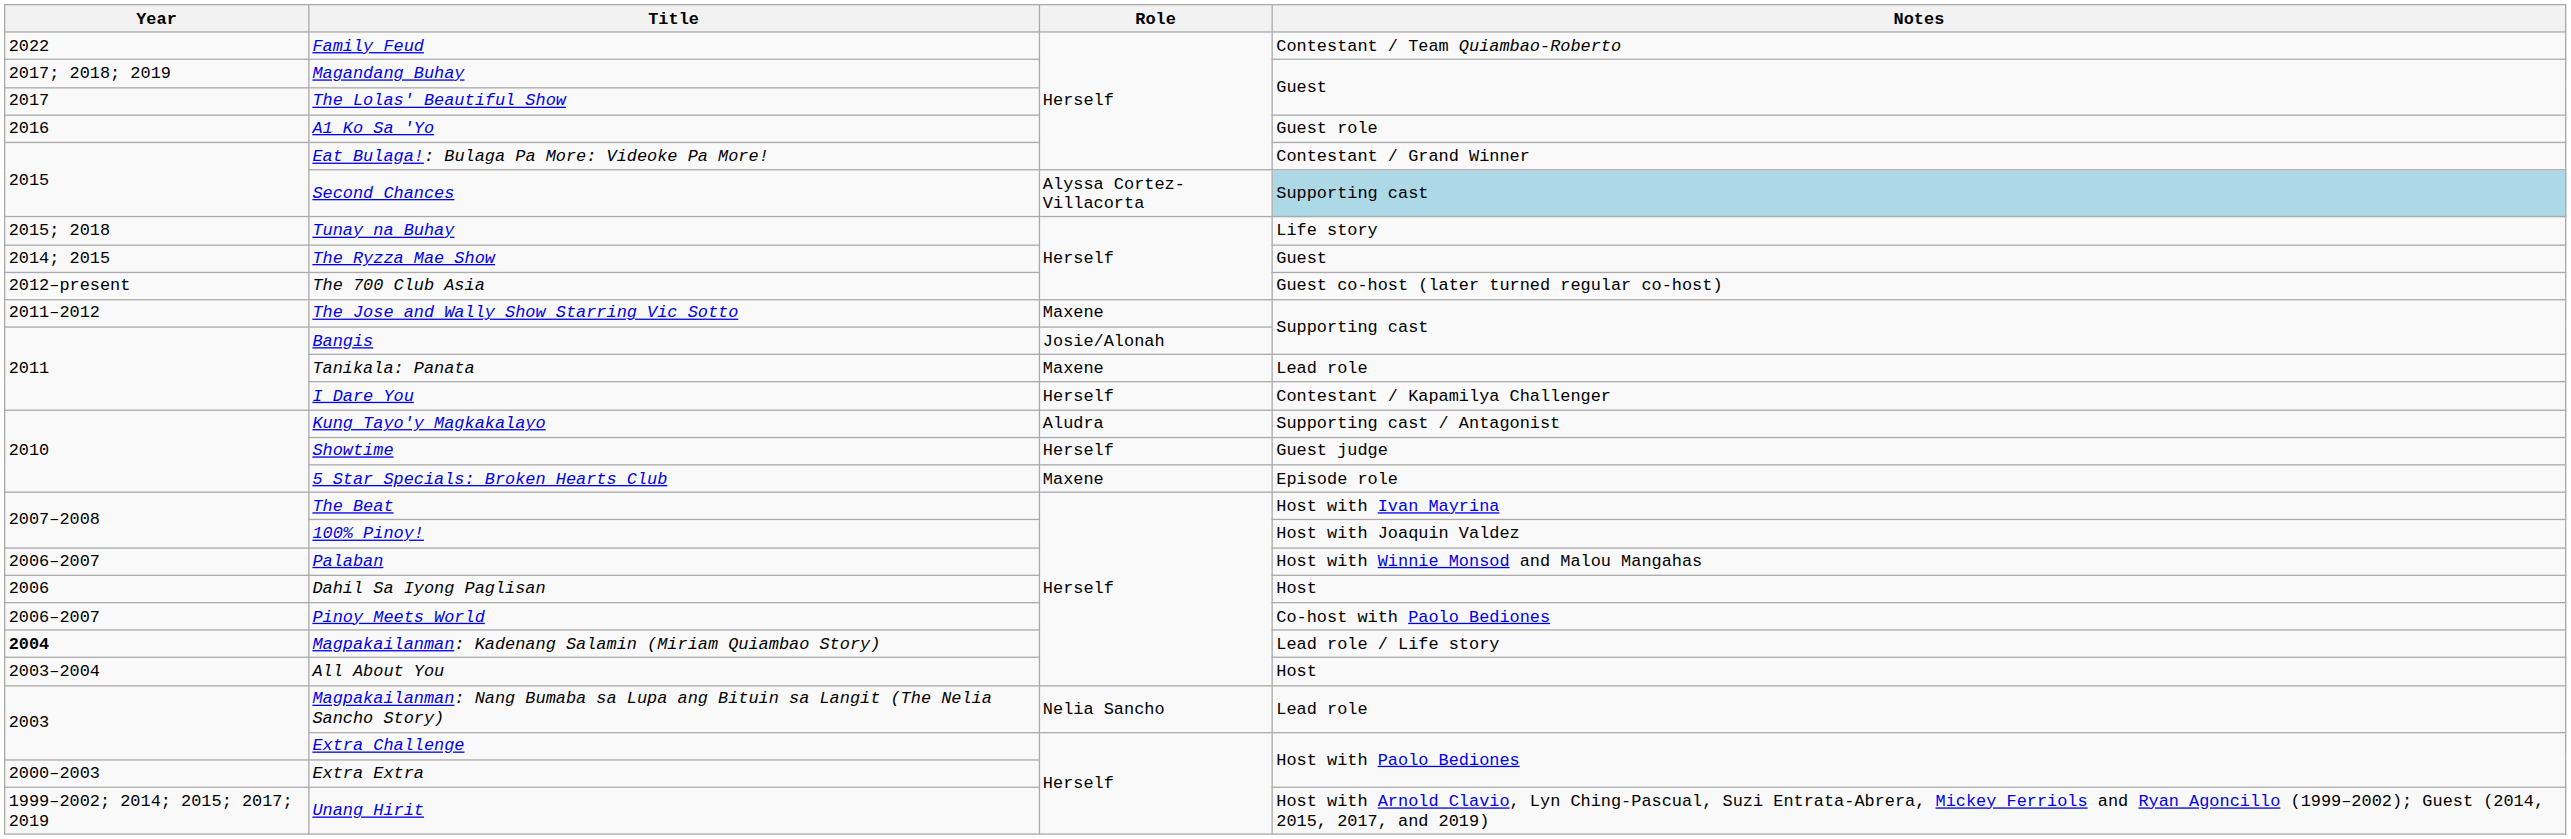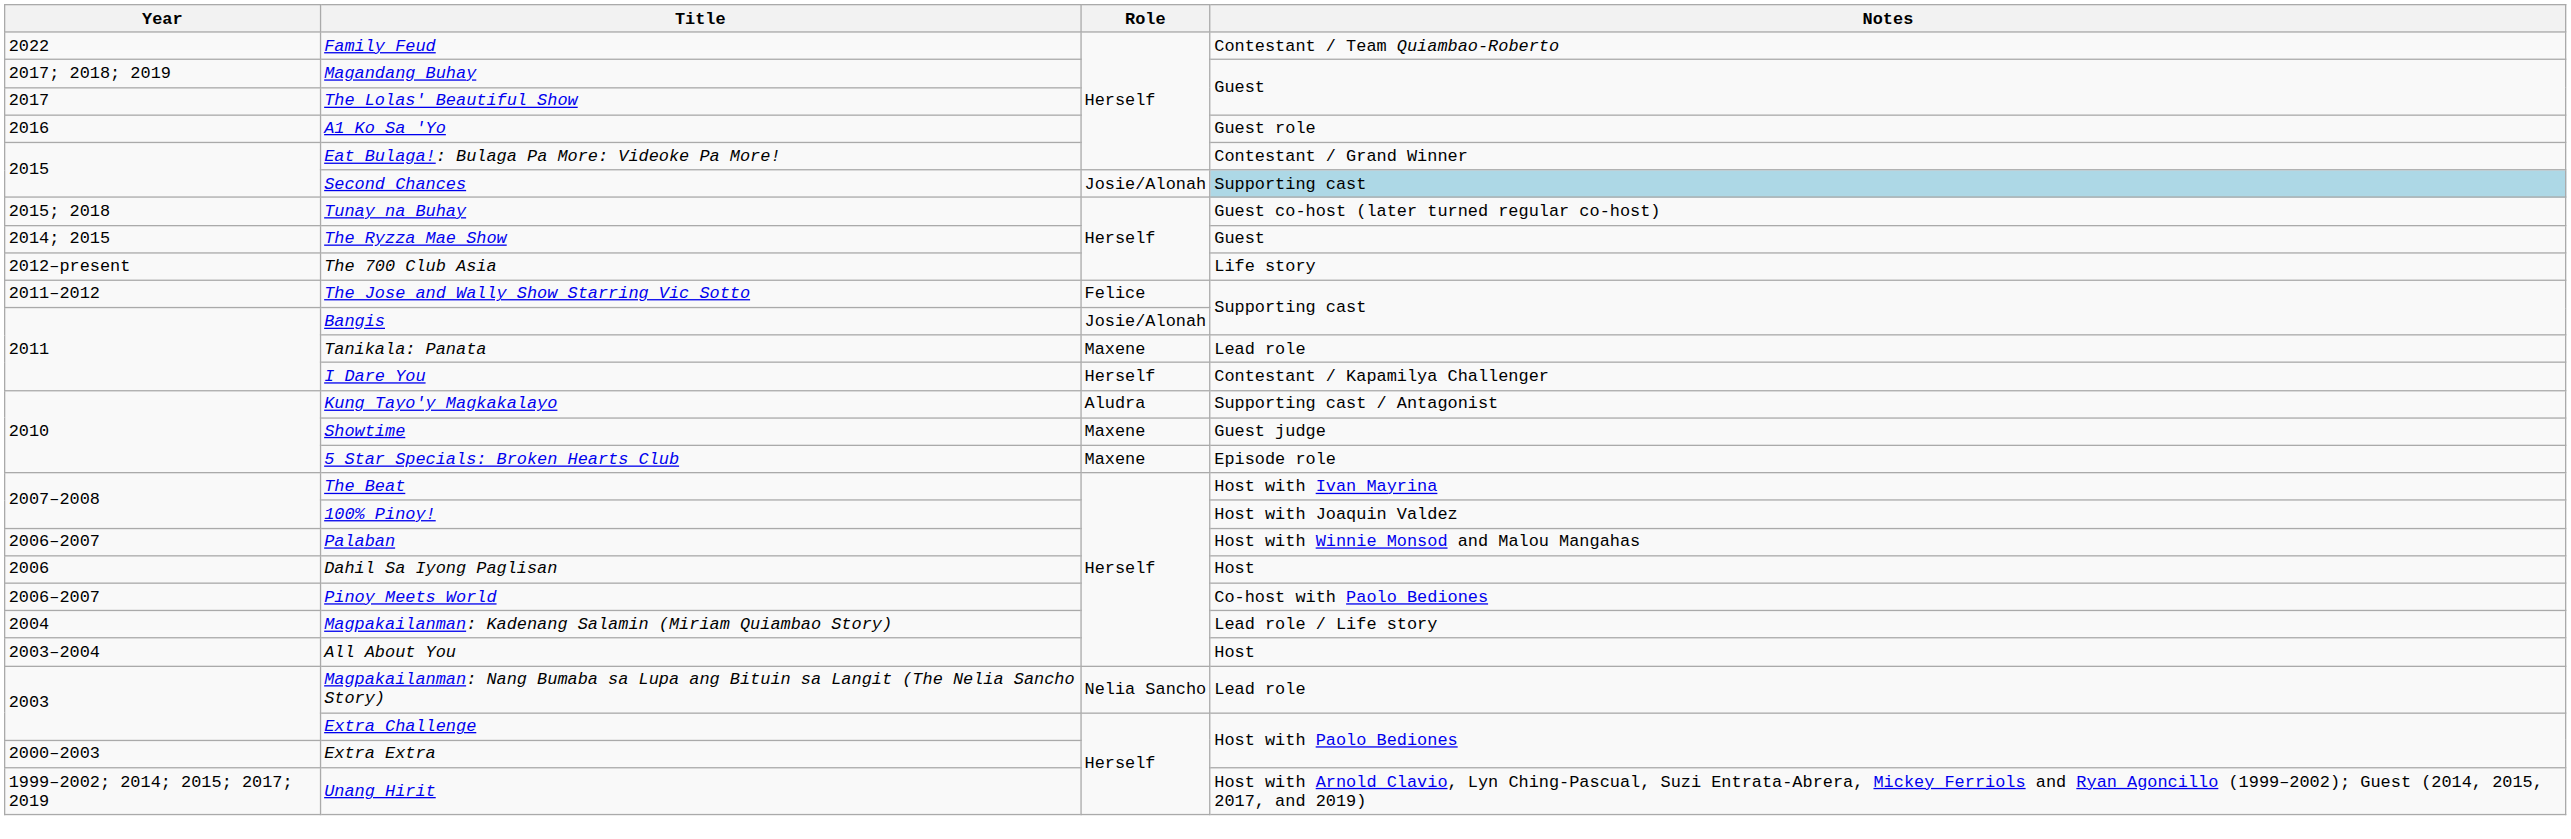(1114, 193) Alyssa Cortez-Villacorta -> (1145, 184) Josie/Alonah
(1327, 231) Life story -> (1437, 211) Guest co-host (later turned regular co-host)
(1499, 286) Guest co-host (later turned regular co-host) -> (1265, 266) Life story
(1073, 313) Maxene -> (1115, 294) Felice
(1078, 451) Herself -> (1115, 432) Maxene
(29, 644) bold -> (29, 624) normal
